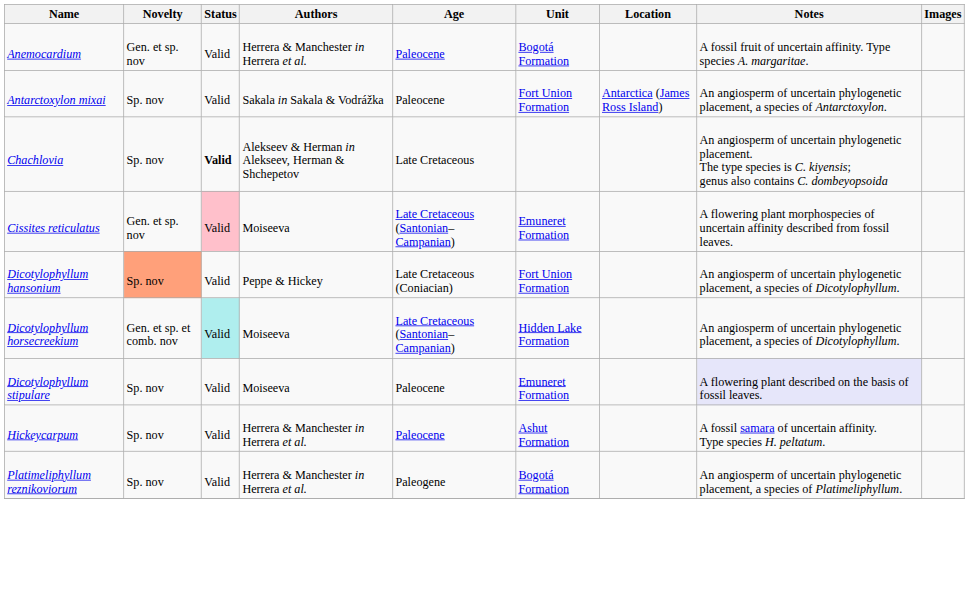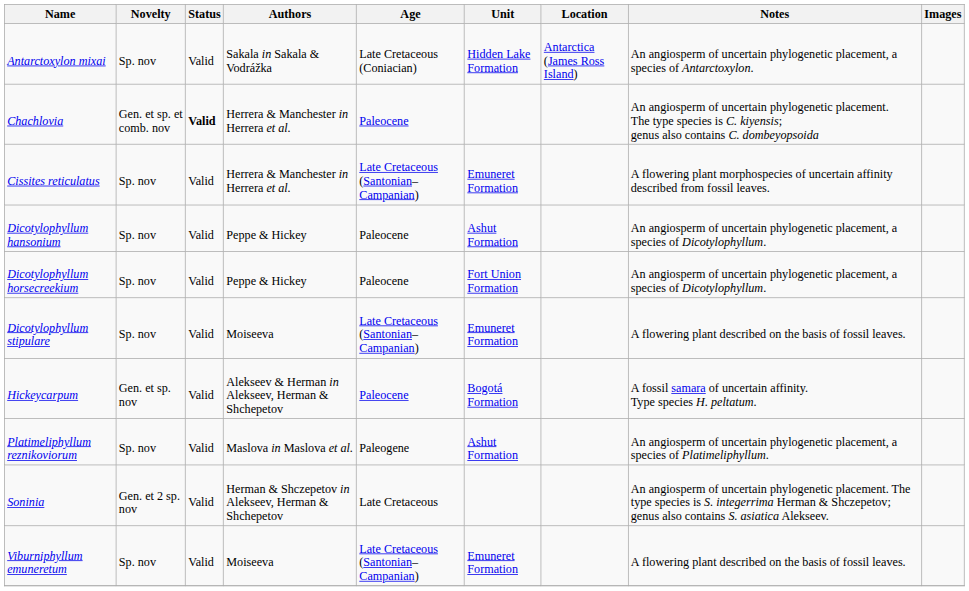- row: (44, 53)
(420, 100) Paleocene -> (399, 60) Late Cretaceous (Coniacian)
(545, 100) Fort Union Formation -> (499, 60) Hidden Lake Formation
(145, 160) Sp. nov -> (151, 121) Gen. et sp. et comb. nov
(299, 160) Alekseev & Herman in Alekseev, Herman & Shchepetov -> (287, 121) Herrera & Manchester in Herrera et al.
(435, 160) Late Cretaceous -> (384, 121) Paleocene
(153, 228) Gen. et sp. nov -> (137, 181) Sp. nov
(217, 228) pink background -> (201, 181) no background
(266, 228) Moiseeva -> (287, 181) Herrera & Manchester in Herrera et al.
(145, 281) lightsalmon background -> (137, 234) no background
(435, 281) Late Cretaceous (Coniacian) -> (384, 234) Paleocene
(545, 281) Fort Union Formation -> (493, 234) Ashut Formation
(158, 335) Gen. et sp. et comb. nov -> (137, 281) Sp. nov
(217, 335) paleturquoise background -> (201, 281) no background
(266, 335) Moiseeva -> (266, 281) Peppe & Hickey
(435, 335) Late Cretaceous (Santonian–Campanian) -> (384, 281) Paleocene
(550, 335) Hidden Lake Formation -> (494, 281) Fort Union Formation
(420, 388) Paleocene -> (399, 335) Late Cretaceous (Santonian–Campanian)
(804, 388) lavender background -> (768, 335) no background
(145, 435) Sp. nov -> (145, 395) Gen. et sp. nov
(303, 435) Herrera & Manchester in Herrera et al. -> (283, 395) Alekseev & Herman in Alekseev, Herman & Shchepetov
(544, 435) Ashut Formation -> (493, 395) Bogotá Formation
(303, 481) Herrera & Manchester in Herrera et al. -> (290, 448) Maslova in Maslova et al.
(544, 481) Bogotá Formation -> (493, 448) Ashut Formation
+ row: (26, 502)
+ row: (45, 562)
